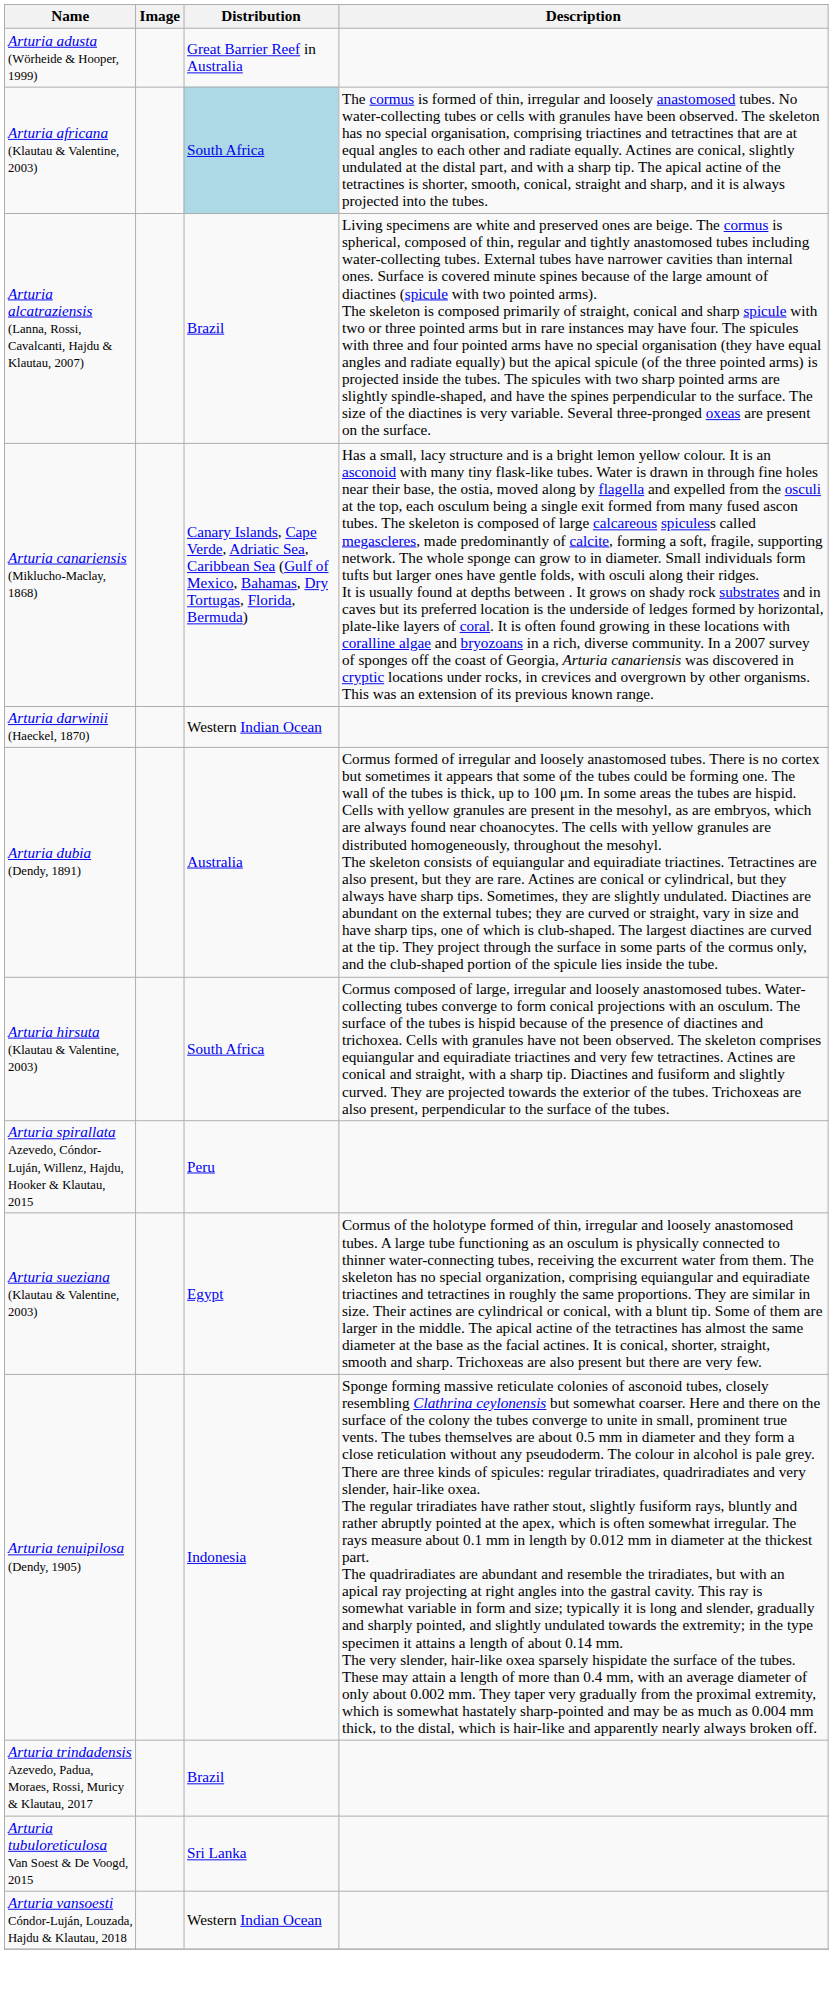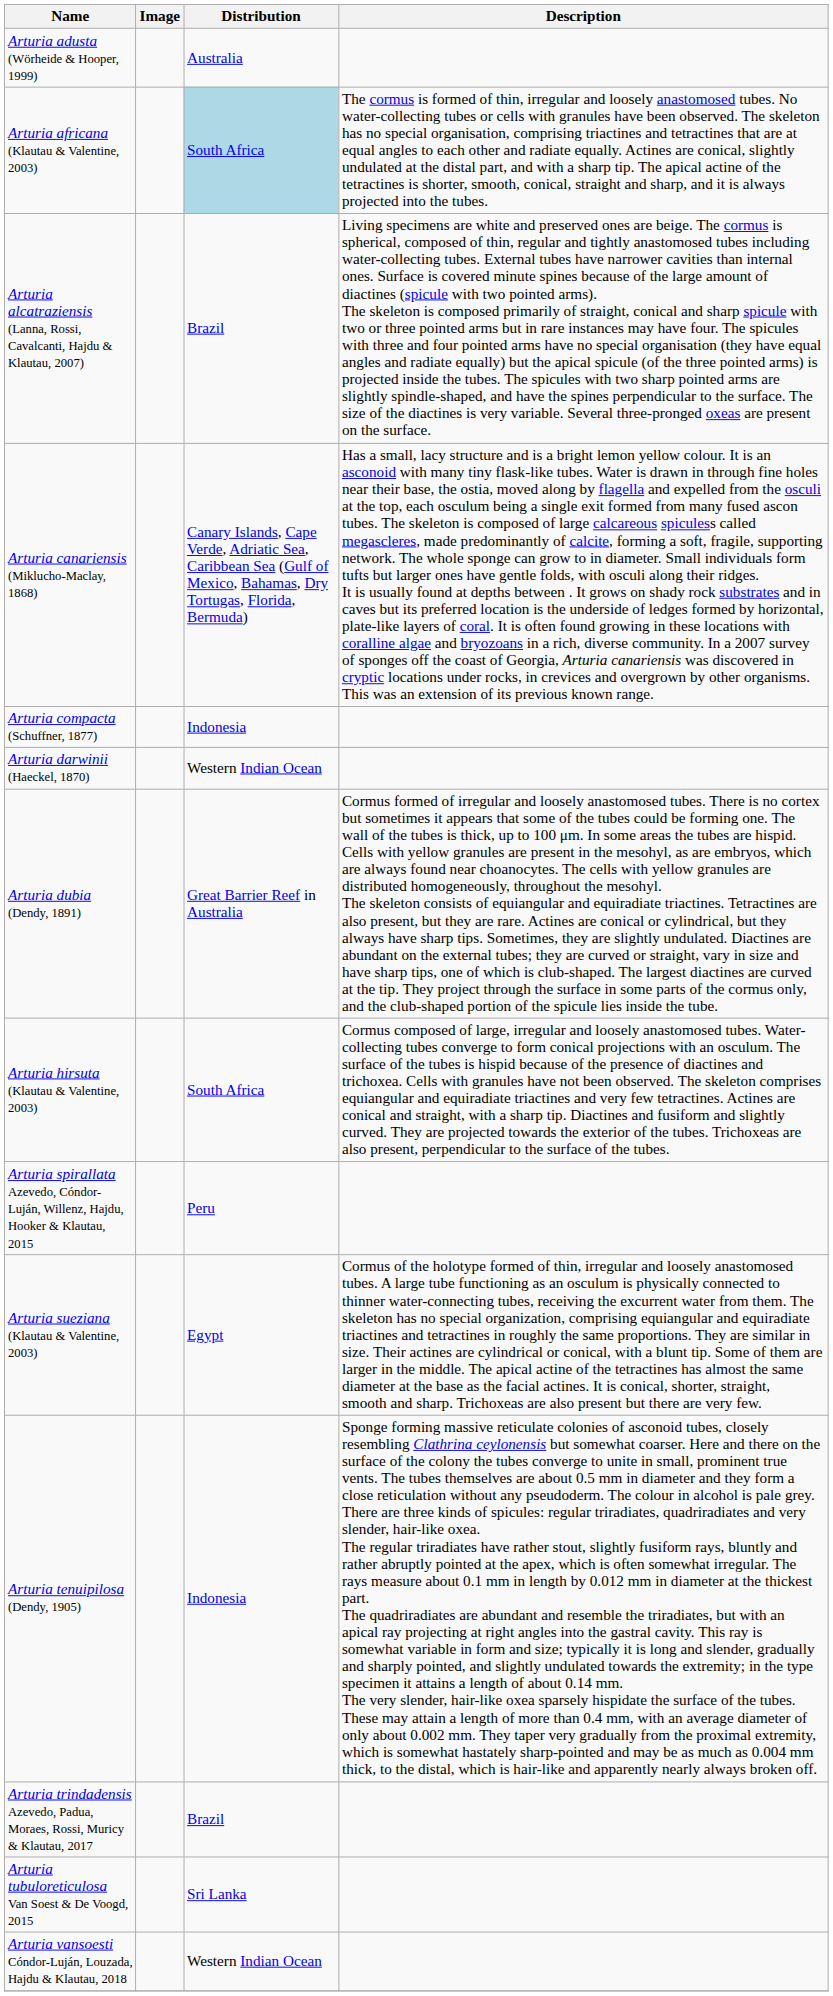(251, 57) Great Barrier Reef in Australia -> (215, 57) Australia
+ row: (62, 727)
(215, 862) Australia -> (251, 903) Great Barrier Reef in Australia
